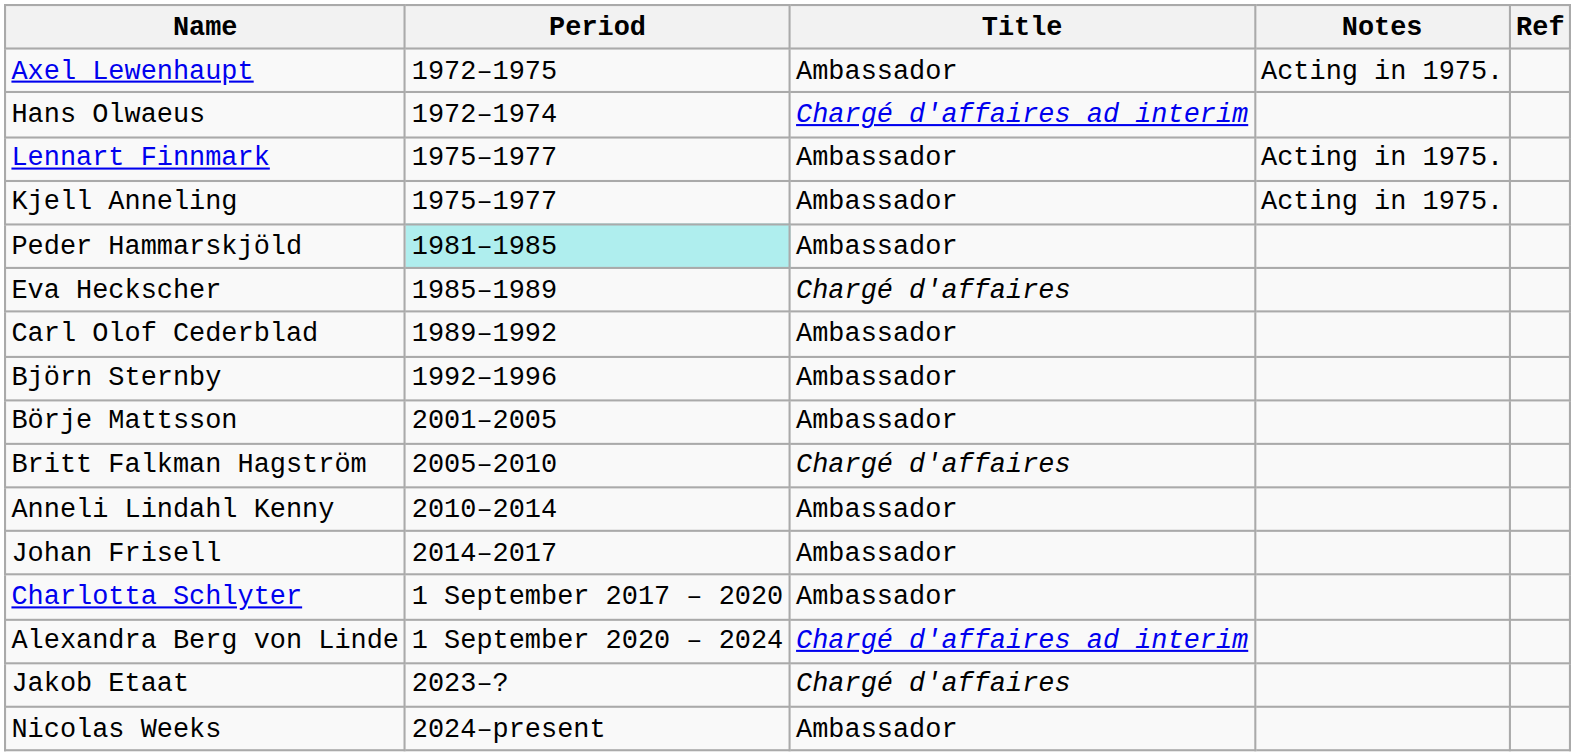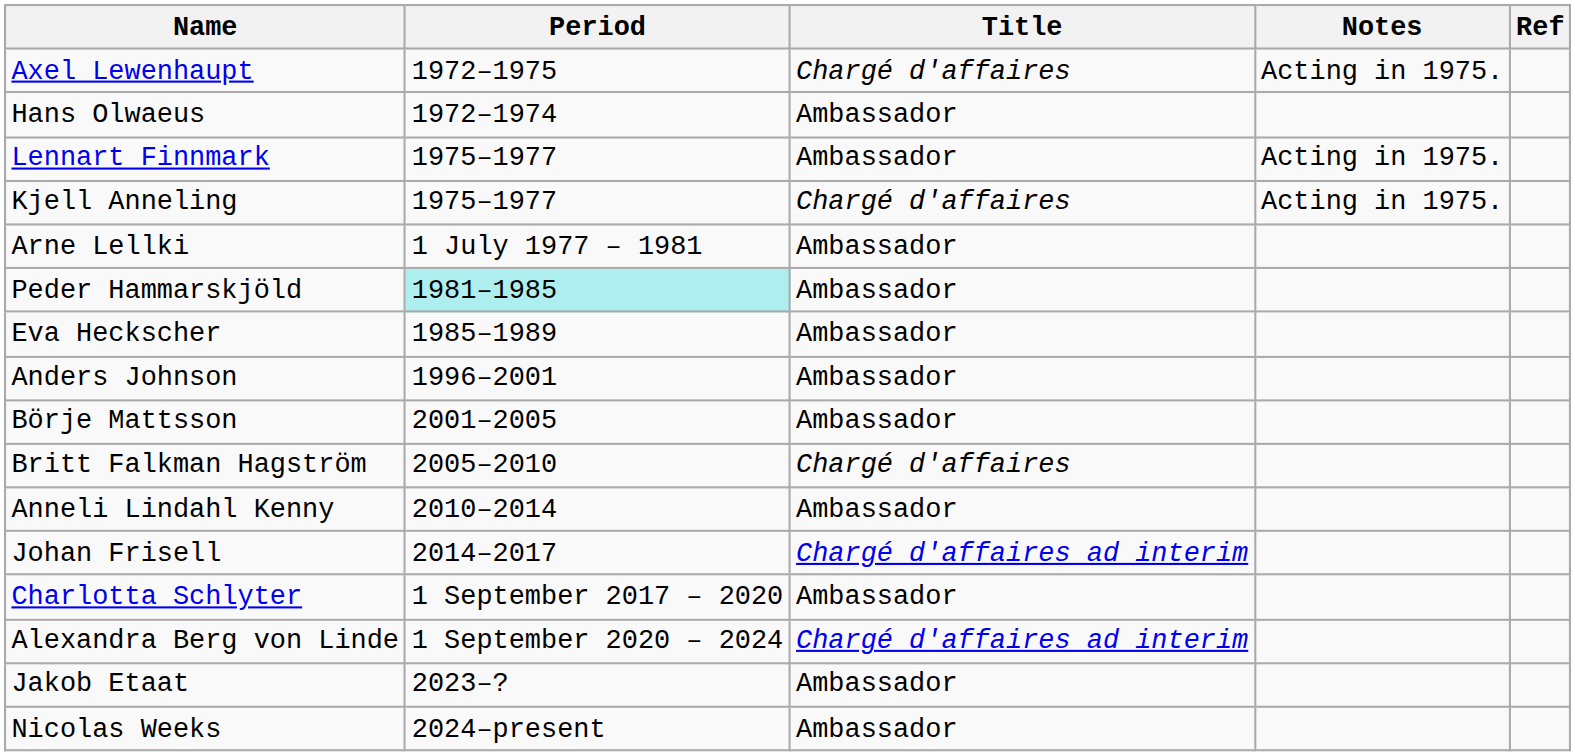(877, 71) Ambassador -> (933, 71) Chargé d'affaires
(1022, 115) Chargé d'affaires ad interim -> (877, 115) Ambassador
(877, 202) Ambassador -> (933, 202) Chargé d'affaires
+ row: (100, 246)
(933, 290) Chargé d'affaires -> (877, 334) Ambassador
- row: (165, 334)
- row: (116, 378)
+ row: (124, 378)
(877, 553) Ambassador -> (1022, 553) Chargé d'affaires ad interim
(933, 685) Chargé d'affaires -> (877, 685) Ambassador
